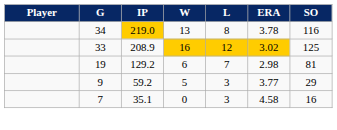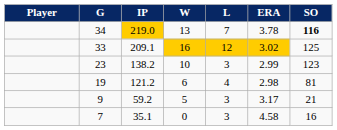(227, 30) 8 -> (227, 30) 7
(311, 30) normal -> (311, 30) bold
(142, 47) 208.9 -> (142, 47) 209.1
+ row: (100, 64)
(142, 64) 129.2 -> (142, 82) 121.2
(227, 64) 7 -> (227, 82) 4
(269, 82) 3.77 -> (269, 99) 3.17
(311, 82) 29 -> (311, 99) 21
